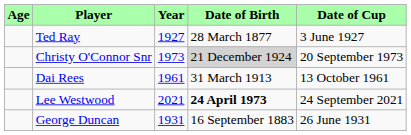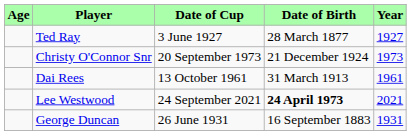columns swapped: (171, 15) <-> (352, 15)
(241, 57) lightgrey background -> (318, 57) no background
